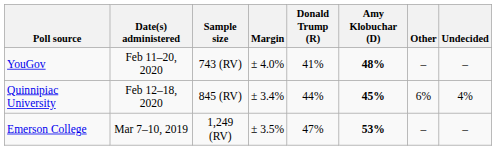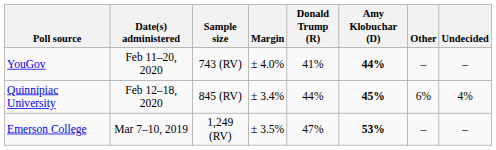(373, 64) 48% -> (373, 64) 44%
